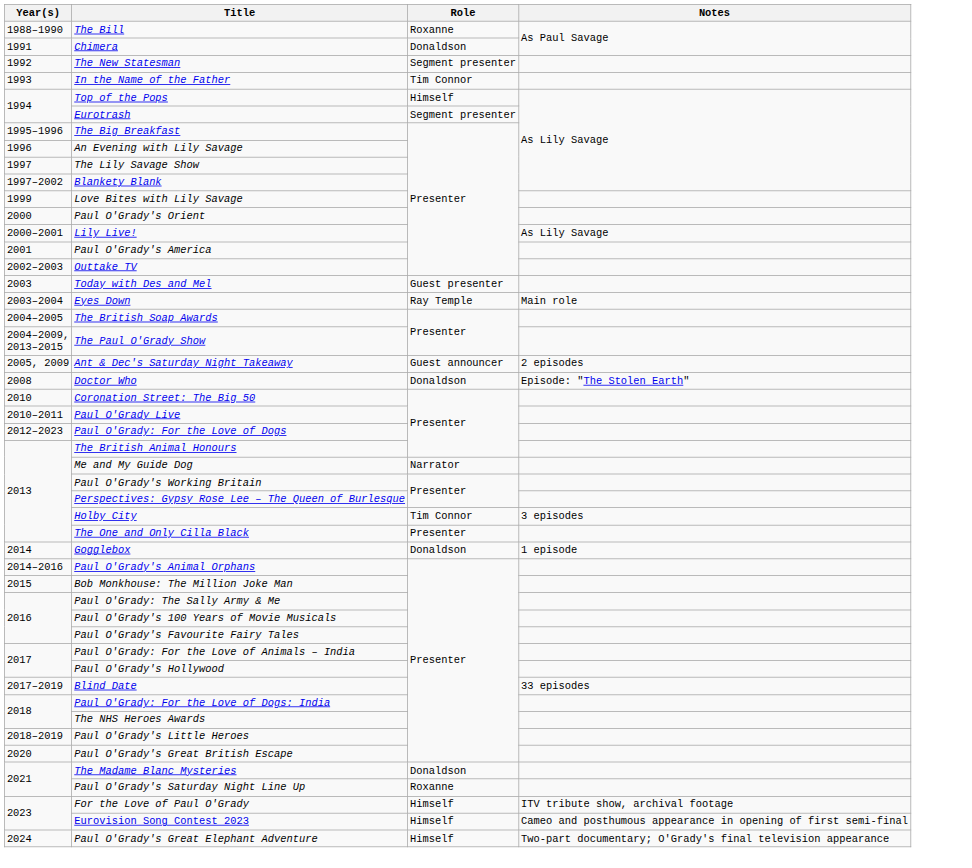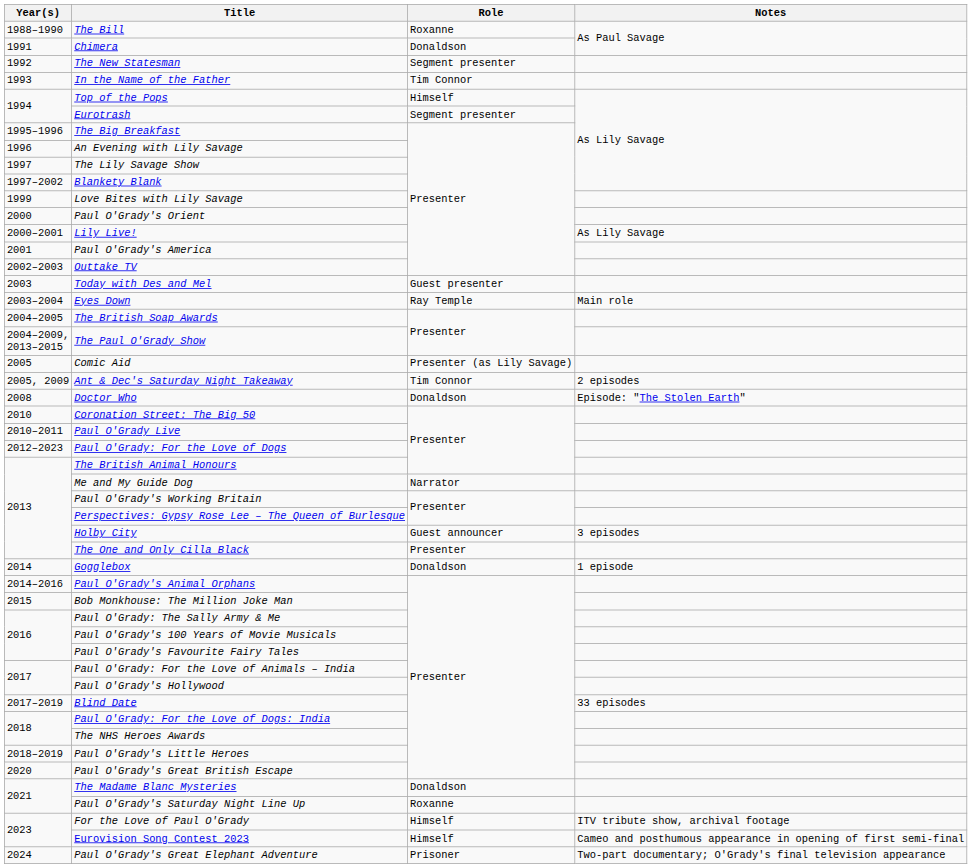+ row: (102, 364)
(457, 364) Guest announcer -> (441, 381) Tim Connor
(441, 516) Tim Connor -> (457, 533) Guest announcer
(432, 838) Himself -> (435, 855) Prisoner
